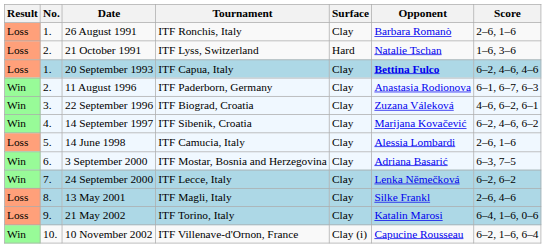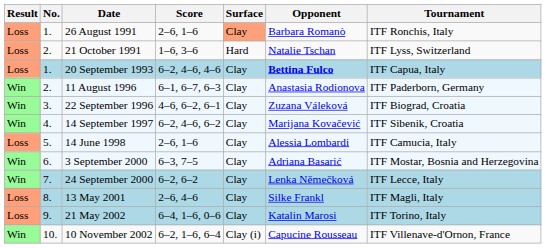columns swapped: (243, 13) <-> (507, 13)
(343, 31) no background -> (237, 31) lightsalmon background
